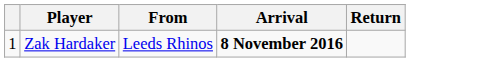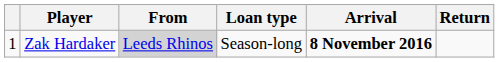+ column: (261, 17)
(168, 43) no background -> (168, 43) lightgrey background
